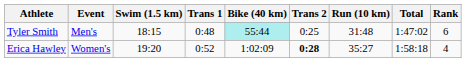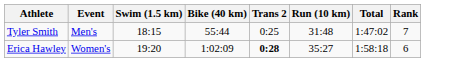- column: (205, 13)
(257, 31) paleturquoise background -> (217, 31) no background
(446, 31) 6 -> (406, 31) 7
(446, 49) 4 -> (406, 49) 6
